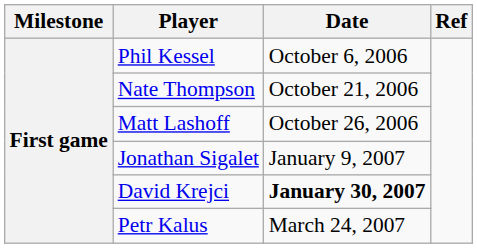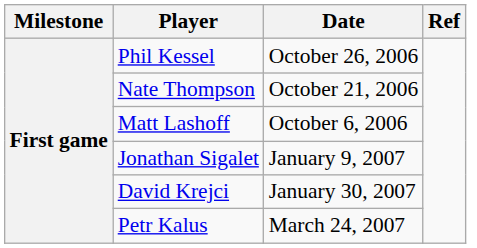(338, 55) October 6, 2006 -> (343, 55) October 26, 2006
(343, 123) October 26, 2006 -> (338, 123) October 6, 2006
(347, 191) bold -> (342, 191) normal
